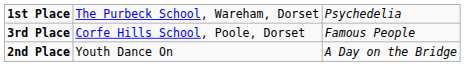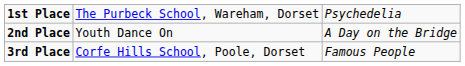rows swapped: (39, 52) <-> (39, 33)
